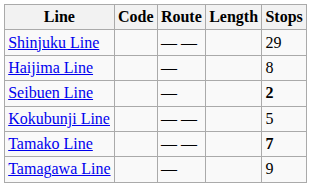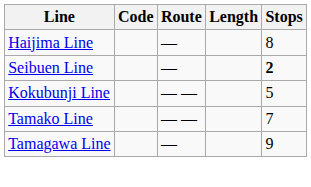- row: (54, 42)
(269, 144) bold -> (269, 118) normal
